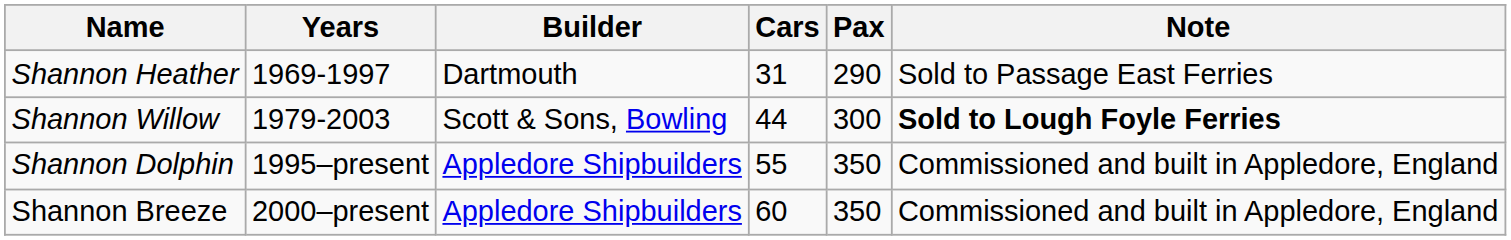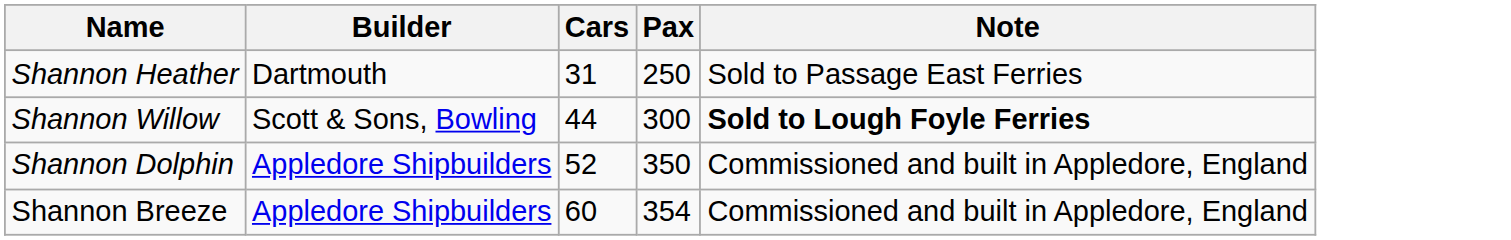- column: (341, 27)
(857, 73) 290 -> (667, 73) 250
(771, 165) 55 -> (581, 165) 52
(857, 211) 350 -> (667, 211) 354
